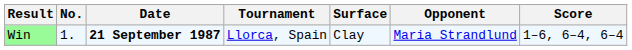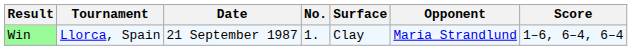columns swapped: (72, 14) <-> (277, 14)
(155, 35) bold -> (232, 35) normal
